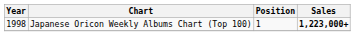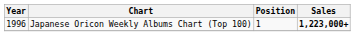(16, 24) 1998 -> (16, 24) 1996
